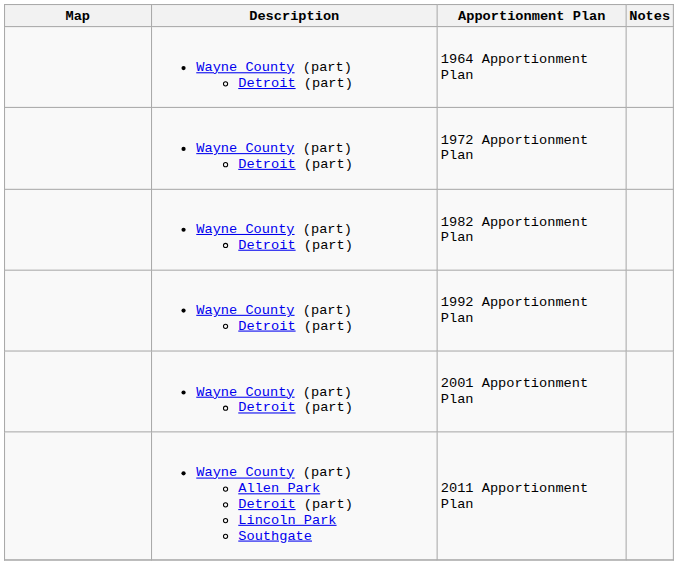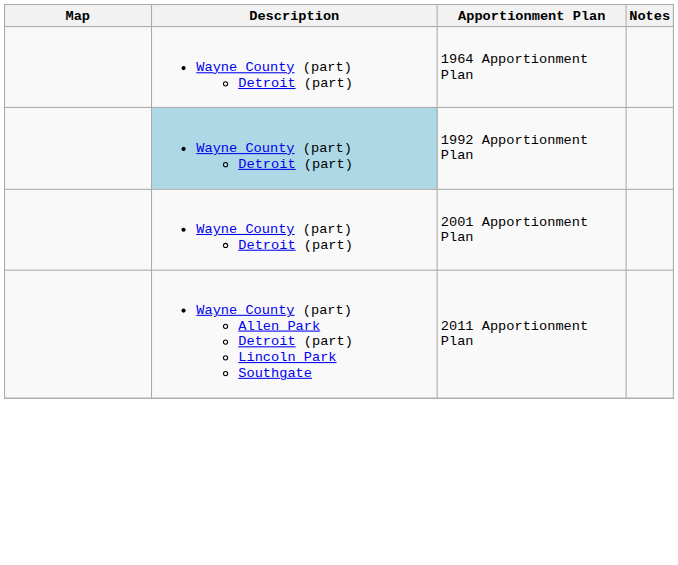- row: (514, 148)
- row: (514, 229)
(294, 318) no background -> (294, 156) lightblue background
